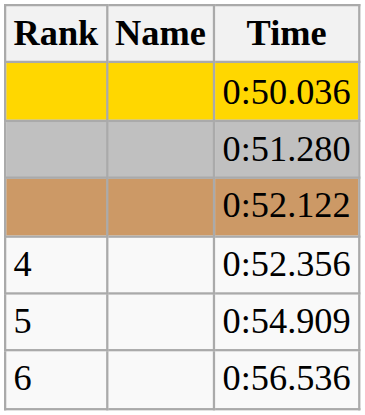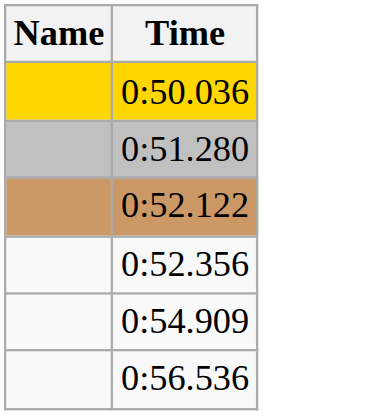- column: (56, 33)
